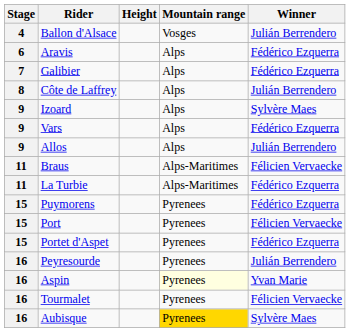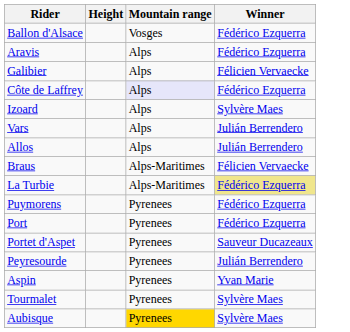- column: (21, 14)
(294, 33) Julián Berrendero -> (261, 33) Fédérico Ezquerra
(295, 71) Fédérico Ezquerra -> (263, 71) Félicien Vervaecke
(174, 90) no background -> (140, 90) lavender background
(294, 90) Julián Berrendero -> (261, 90) Fédérico Ezquerra
(295, 128) Fédérico Ezquerra -> (260, 128) Julián Berrendero
(295, 185) no background -> (261, 185) khaki background
(296, 223) Félicien Vervaecke -> (261, 223) Fédérico Ezquerra
(295, 242) Fédérico Ezquerra -> (265, 242) Sauveur Ducazeaux
(184, 280) lightyellow background -> (150, 280) no background
(296, 299) Félicien Vervaecke -> (250, 299) Sylvère Maes
